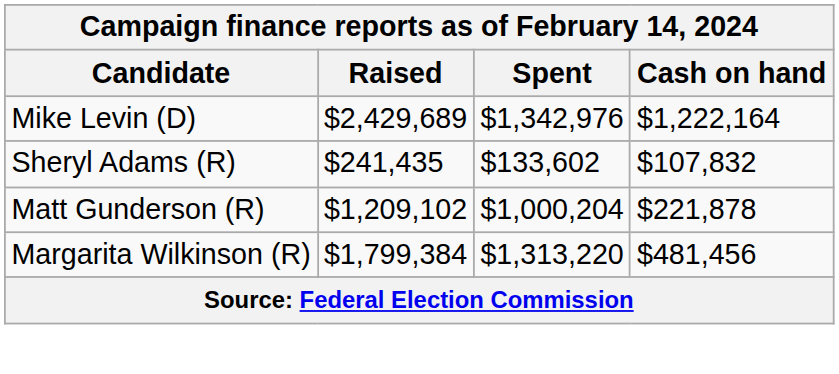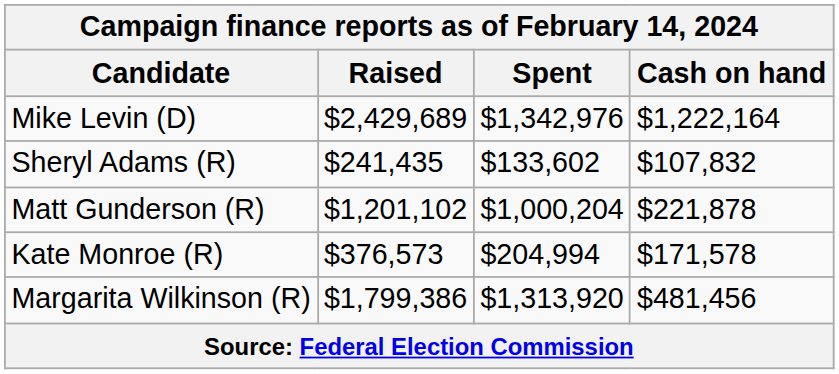(396, 208) $1,209,102 -> (396, 208) $1,201,102
+ row: (117, 254)
(396, 254) $1,799,384 -> (396, 299) $1,799,386
(552, 254) $1,313,220 -> (552, 299) $1,313,920
